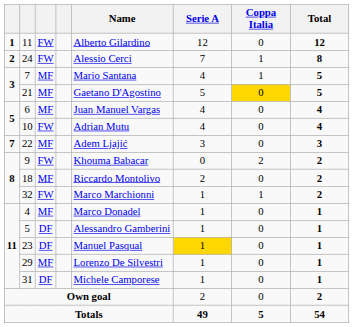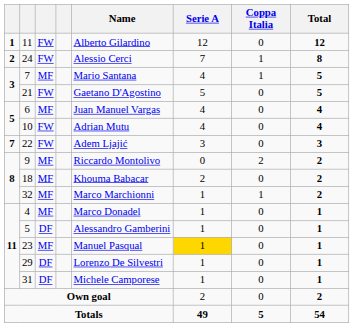(46, 93) MF -> (46, 93) FW
(261, 93) gold background -> (261, 93) no background
(46, 144) MF -> (46, 144) FW
(46, 161) FW -> (46, 161) MF
(111, 161) Khouma Babacar -> (117, 161) Riccardo Montolivo
(117, 178) Riccardo Montolivo -> (111, 178) Khouma Babacar
(46, 195) FW -> (46, 195) MF
(46, 246) DF -> (46, 246) MF
(46, 263) MF -> (46, 263) DF
